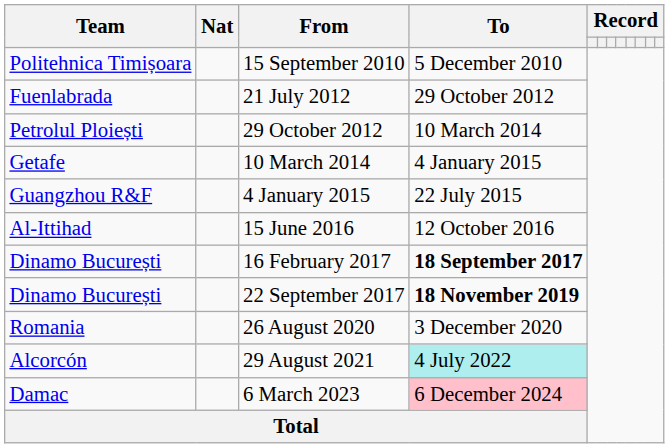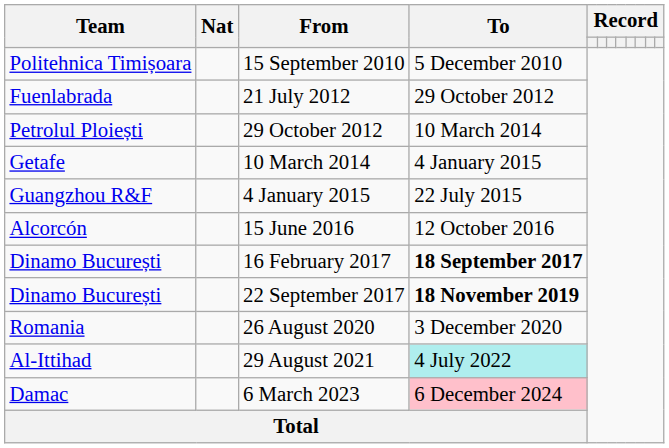(50, 228) Al-Ittihad -> (48, 228) Alcorcón
(48, 360) Alcorcón -> (50, 360) Al-Ittihad
